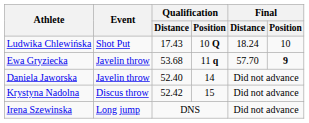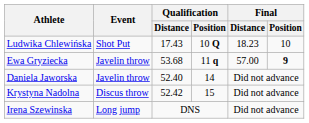(248, 44) 18.24 -> (248, 44) 18.23
(248, 61) 57.70 -> (248, 61) 57.00
